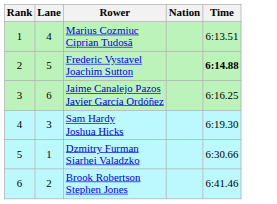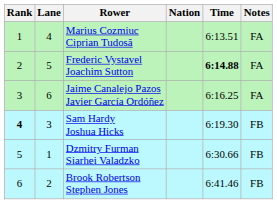+ column: (257, 13)
(20, 124) normal -> (20, 124) bold
